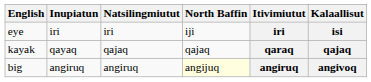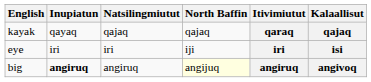rows swapped: (16, 31) <-> (21, 49)
(67, 67) normal -> (69, 67) bold
